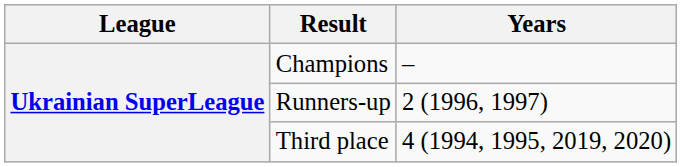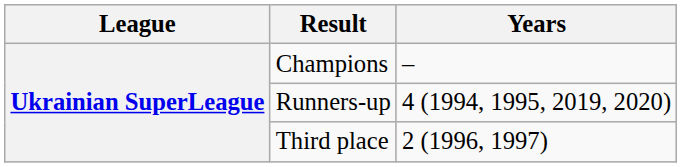(475, 102) 2 (1996, 1997) -> (537, 102) 4 (1994, 1995, 2019, 2020)
(537, 141) 4 (1994, 1995, 2019, 2020) -> (475, 141) 2 (1996, 1997)
